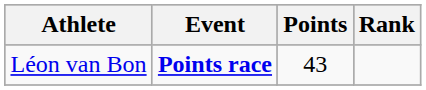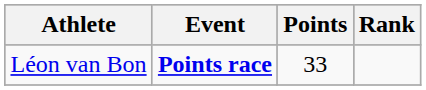(315, 64) 43 -> (315, 64) 33
